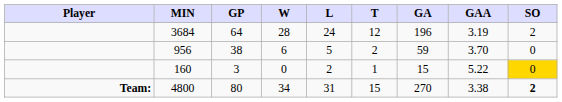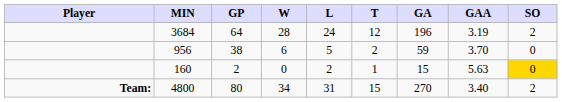(236, 69) 3 -> (236, 69) 2
(478, 69) 5.22 -> (478, 69) 5.63
(478, 87) 3.38 -> (478, 87) 3.40
(533, 87) bold -> (533, 87) normal
